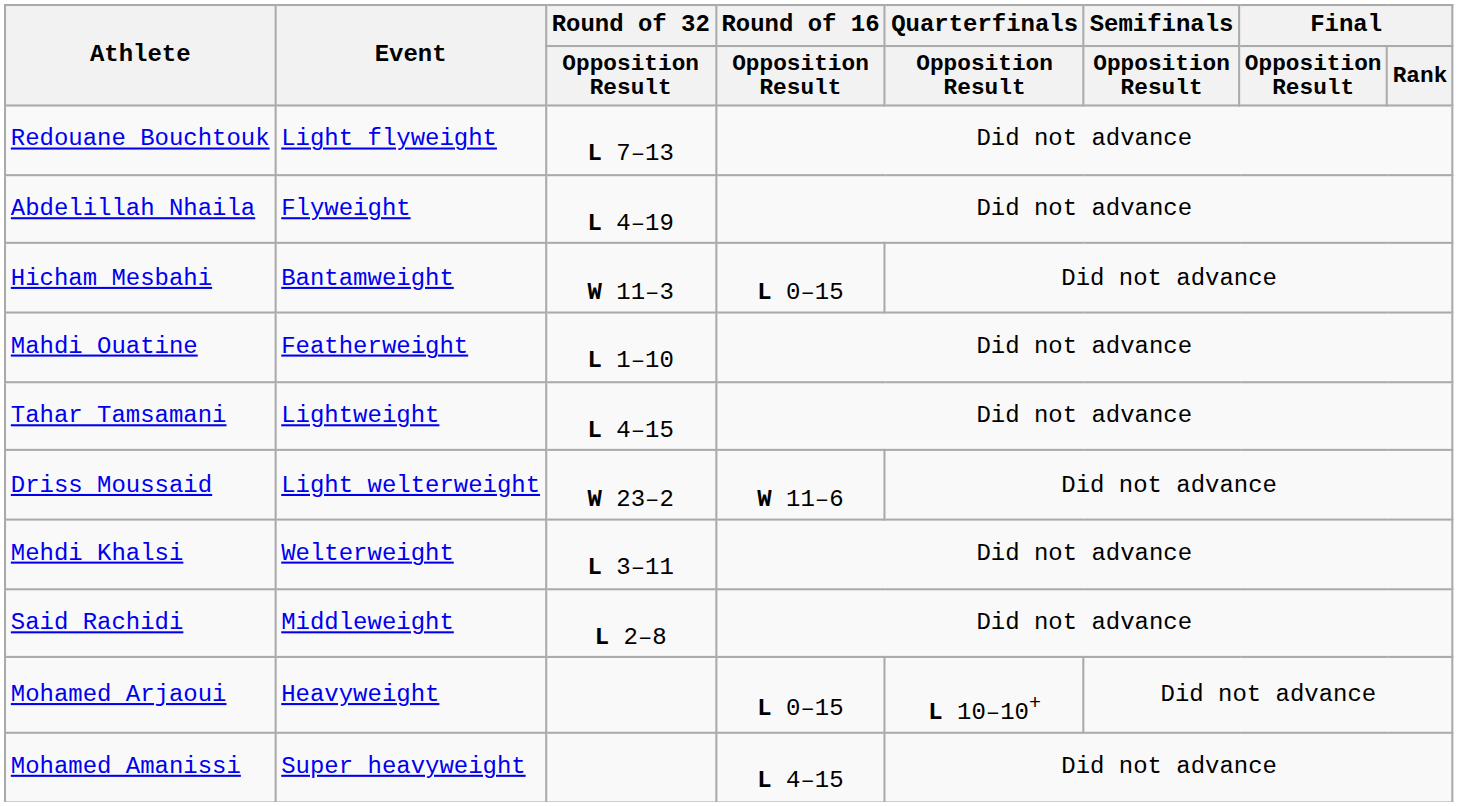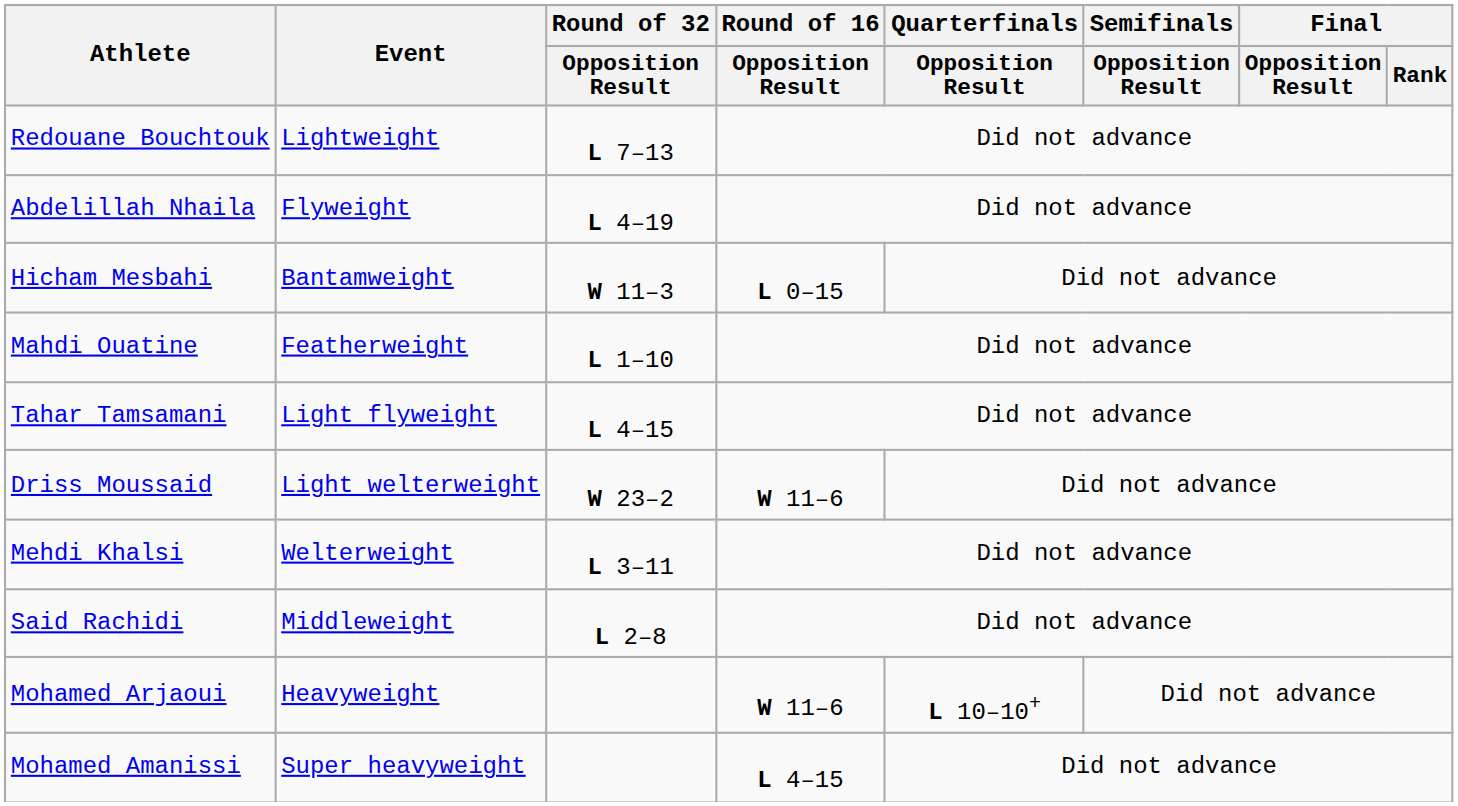(389, 140) Light flyweight -> (360, 140) Lightweight
(360, 416) Lightweight -> (389, 416) Light flyweight
(800, 709) L 0–15 -> (800, 709) W 11–6
